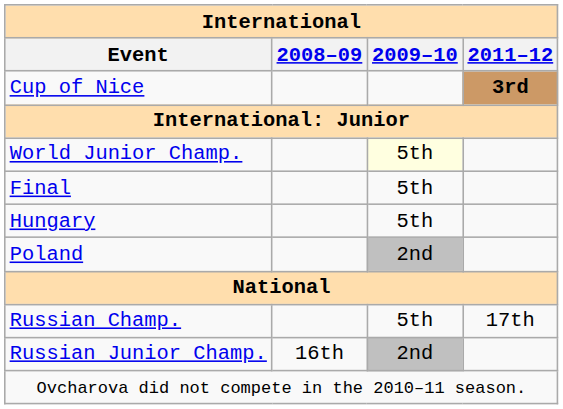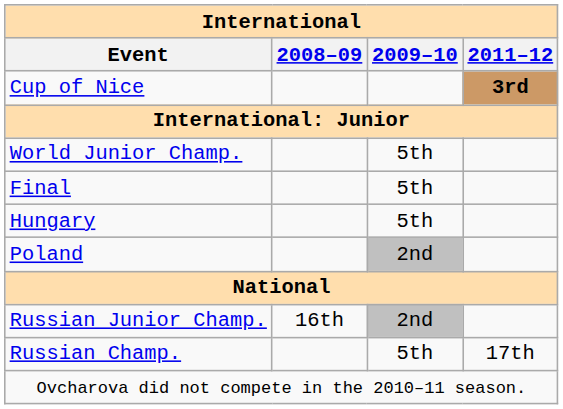(415, 154) lightyellow background -> (415, 154) no background
rows swapped: (95, 321) <-> (138, 354)
